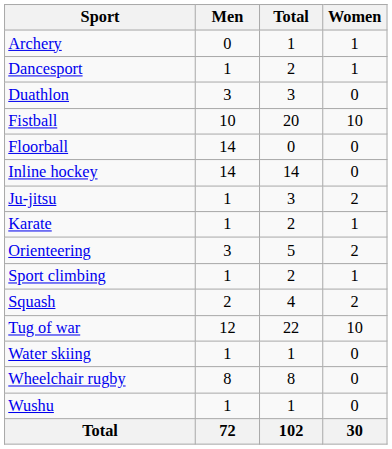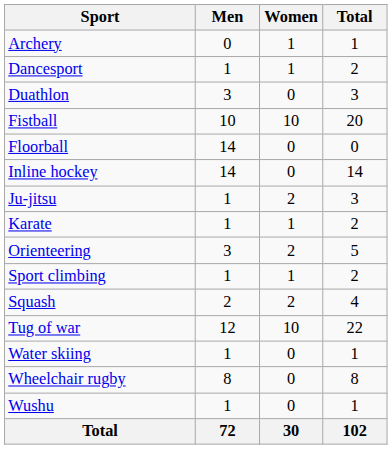columns swapped: (355, 17) <-> (291, 17)
